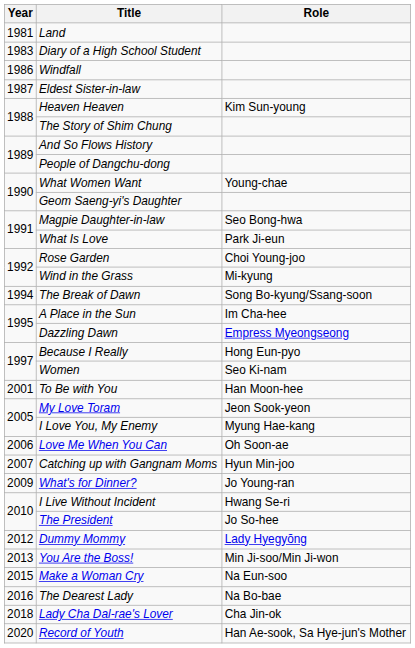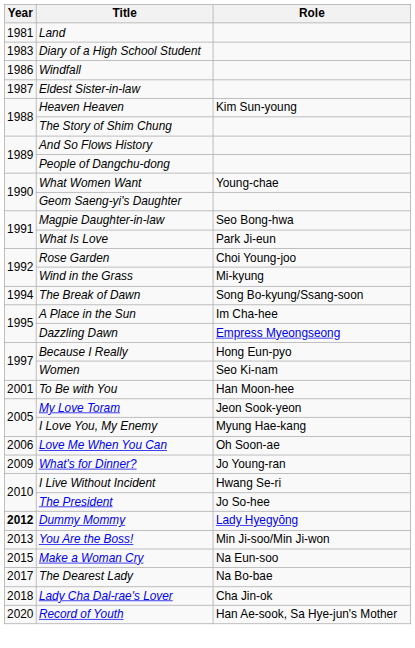- row: (128, 464)
(20, 539) normal -> (20, 520) bold
(20, 595) 2016 -> (20, 577) 2017
